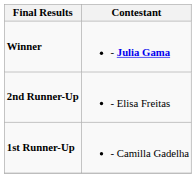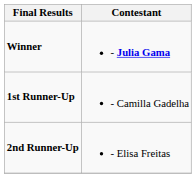rows swapped: (41, 147) <-> (43, 97)
